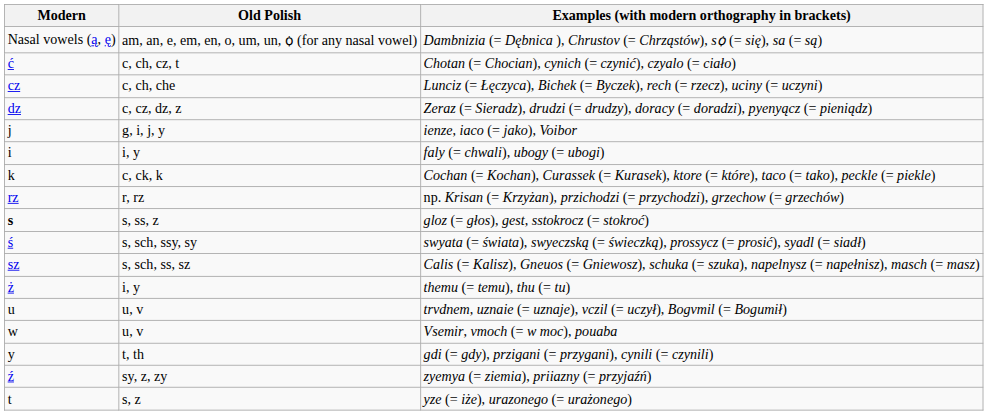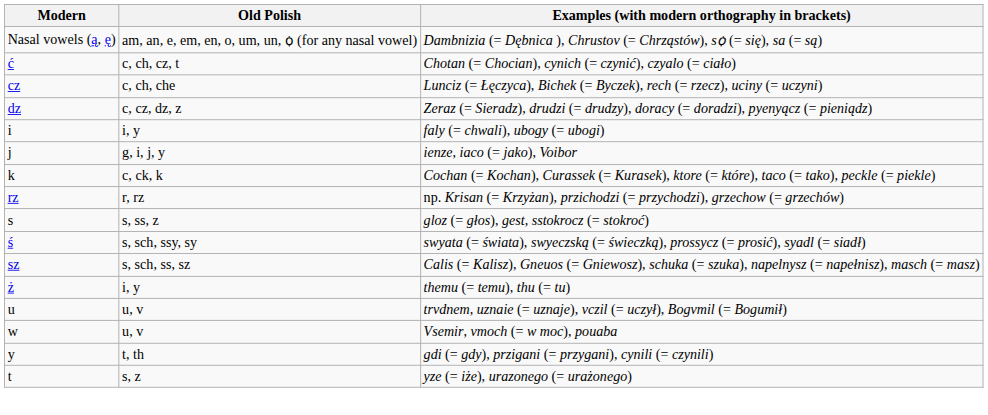rows swapped: (514, 153) <-> (500, 130)
(10, 220) bold -> (10, 220) normal
- row: (538, 376)
